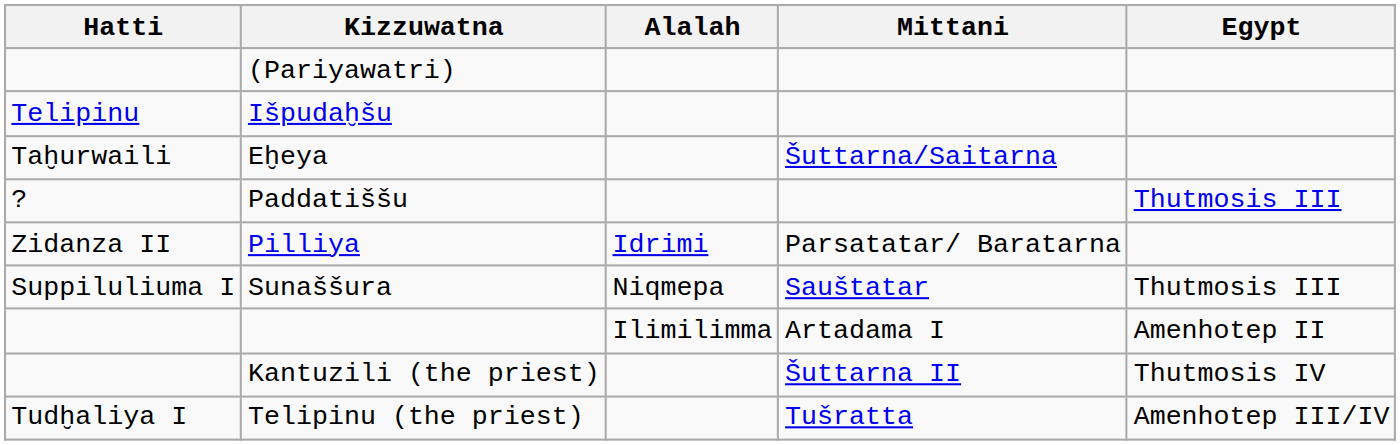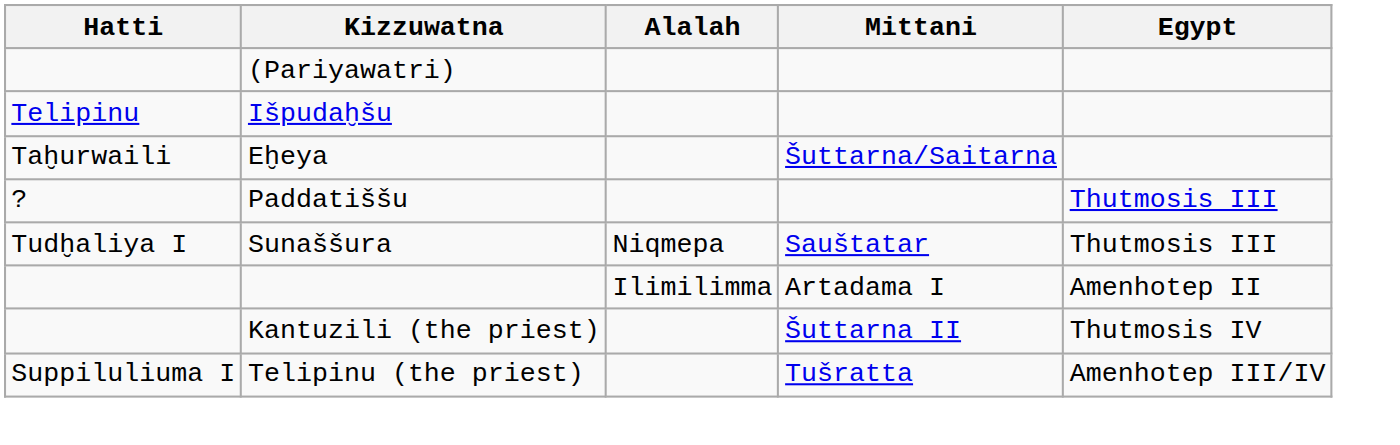- row: (304, 244)
(123, 287) Suppiluliuma I -> (99, 244) Tudḫaliya I
(99, 418) Tudḫaliya I -> (123, 374) Suppiluliuma I
